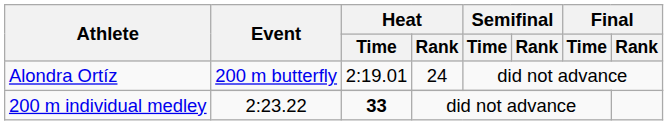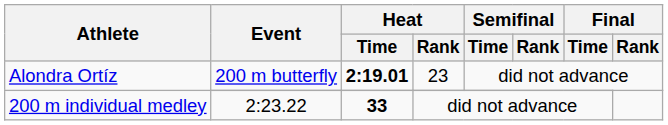(376, 76) normal -> (377, 76) bold
(437, 76) 24 -> (438, 76) 23
